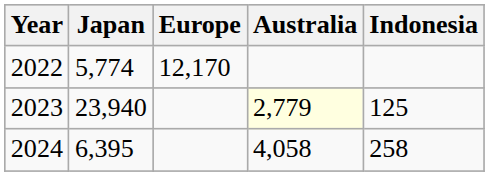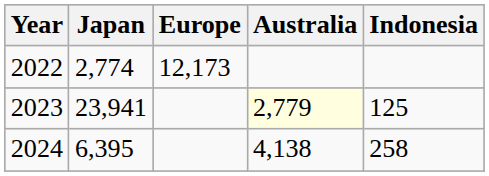(104, 66) 5,774 -> (104, 66) 2,774
(195, 66) 12,170 -> (195, 66) 12,173
(111, 107) 23,940 -> (111, 107) 23,941
(282, 149) 4,058 -> (282, 149) 4,138
